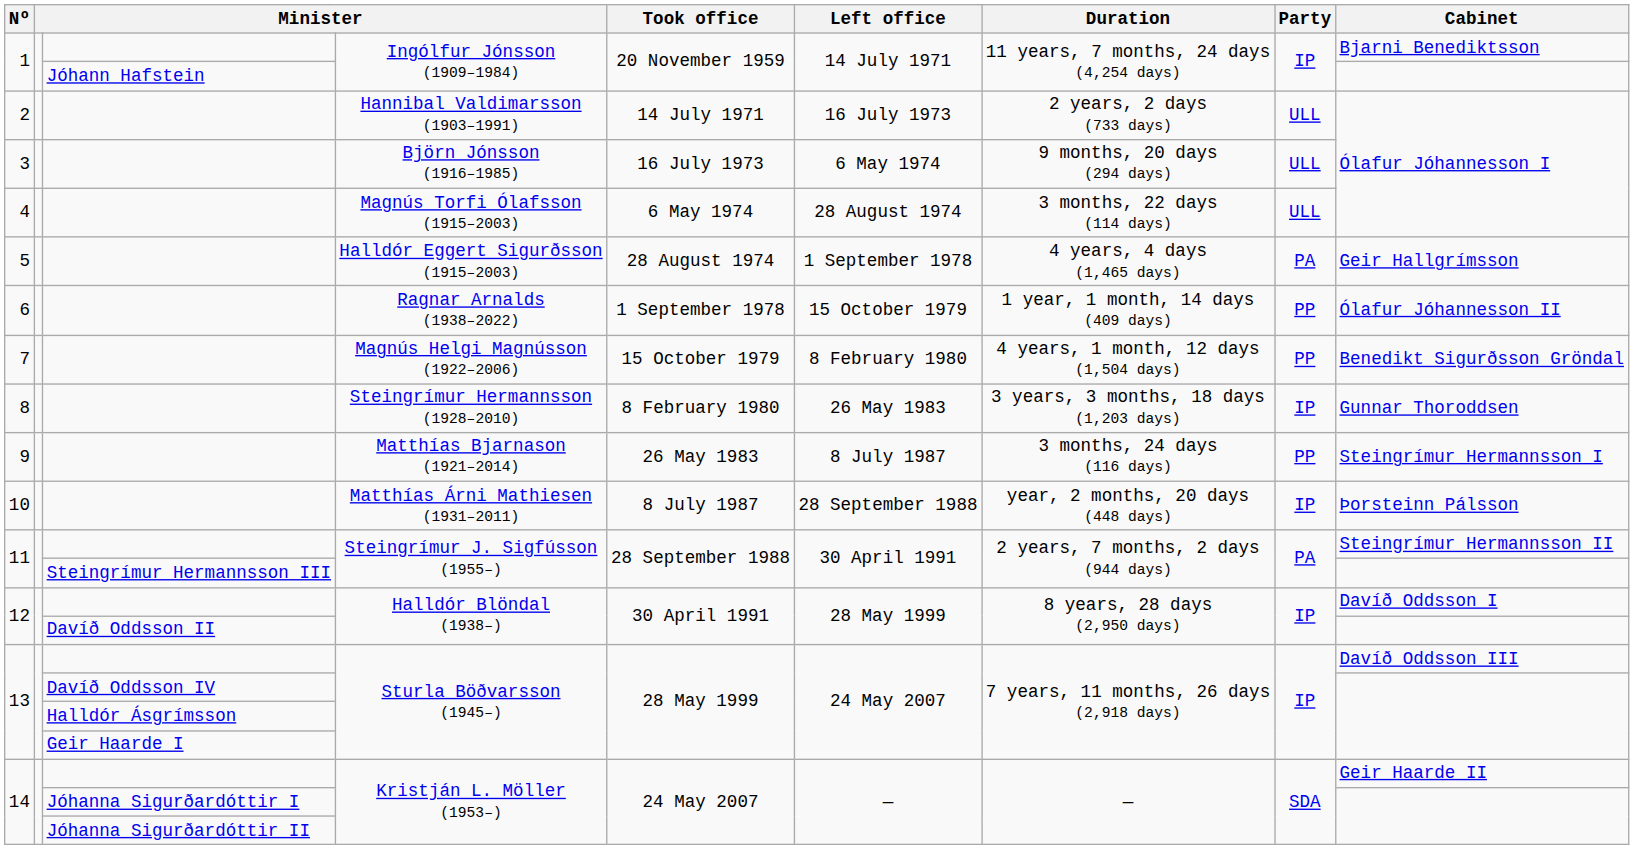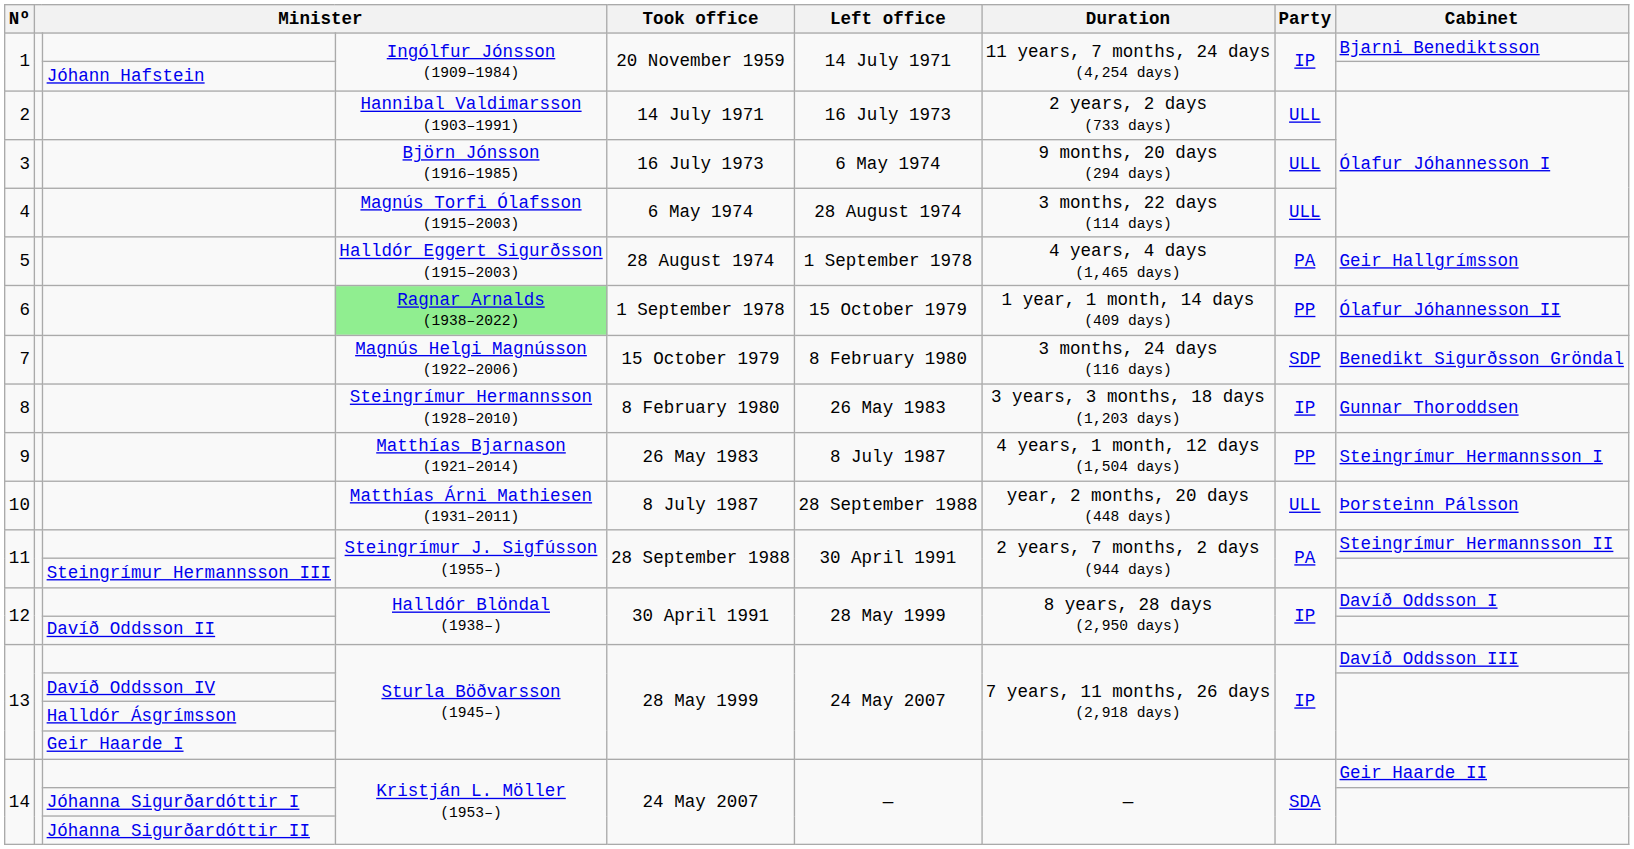(471, 310) no background -> (471, 310) lightgreen background
(1128, 359) 4 years, 1 month, 12 days (1,504 days) -> (1128, 359) 3 months, 24 days (116 days)
(1305, 359) PP -> (1305, 359) SDP
(1128, 456) 3 months, 24 days (116 days) -> (1128, 456) 4 years, 1 month, 12 days (1,504 days)
(1305, 506) IP -> (1305, 506) ULL
